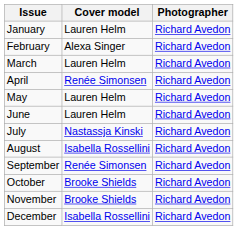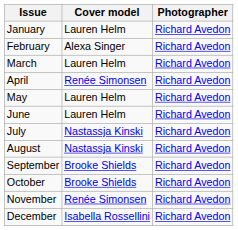(107, 149) Isabella Rossellini -> (104, 149) Nastassja Kinski
(105, 166) Renée Simonsen -> (100, 166) Brooke Shields
(100, 200) Brooke Shields -> (105, 200) Renée Simonsen
